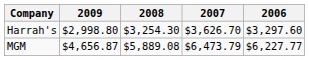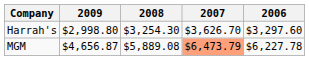(213, 47) no background -> (213, 47) lightsalmon background
(274, 47) $6,227.77 -> (274, 47) $6,227.78
